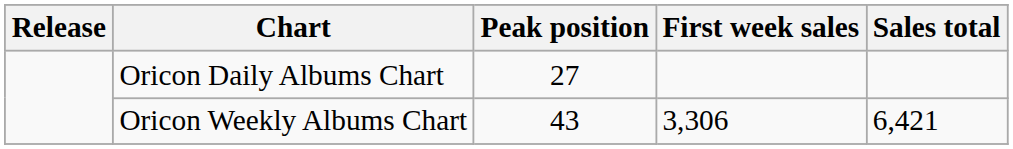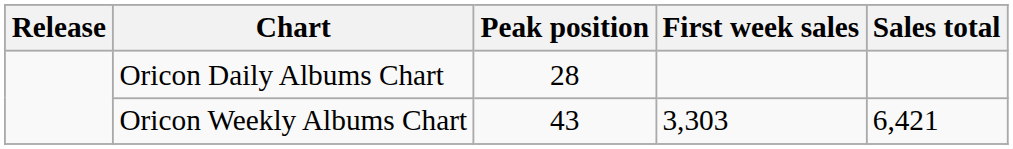(565, 74) 27 -> (565, 74) 28
(695, 120) 3,306 -> (695, 120) 3,303
